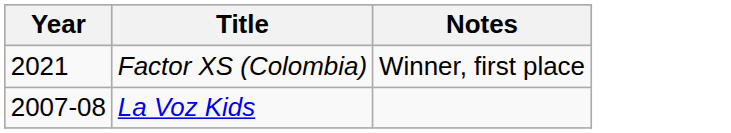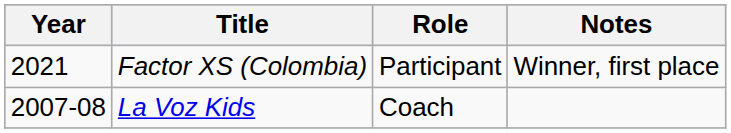+ column: (440, 25)
